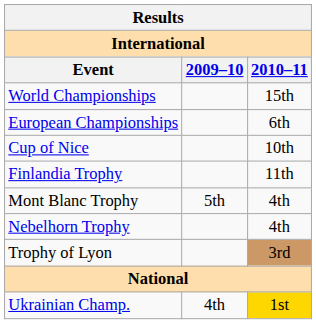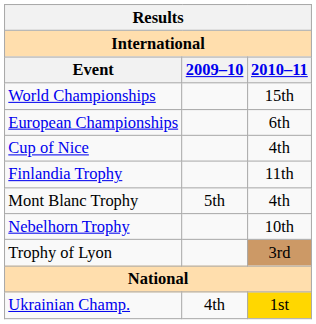(279, 148) 10th -> (279, 148) 4th
(279, 226) 4th -> (279, 226) 10th
